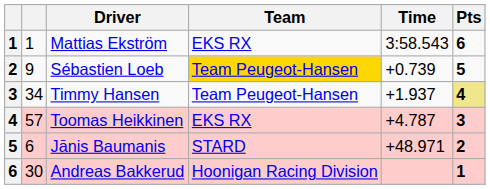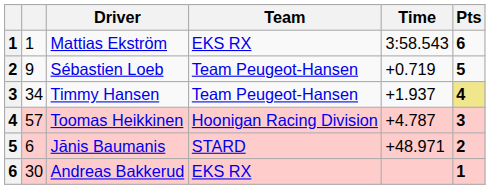(275, 69) gold background -> (275, 69) no background
(411, 69) +0.739 -> (411, 69) +0.719
(222, 121) EKS RX -> (285, 121) Hoonigan Racing Division
(285, 172) Hoonigan Racing Division -> (222, 172) EKS RX
